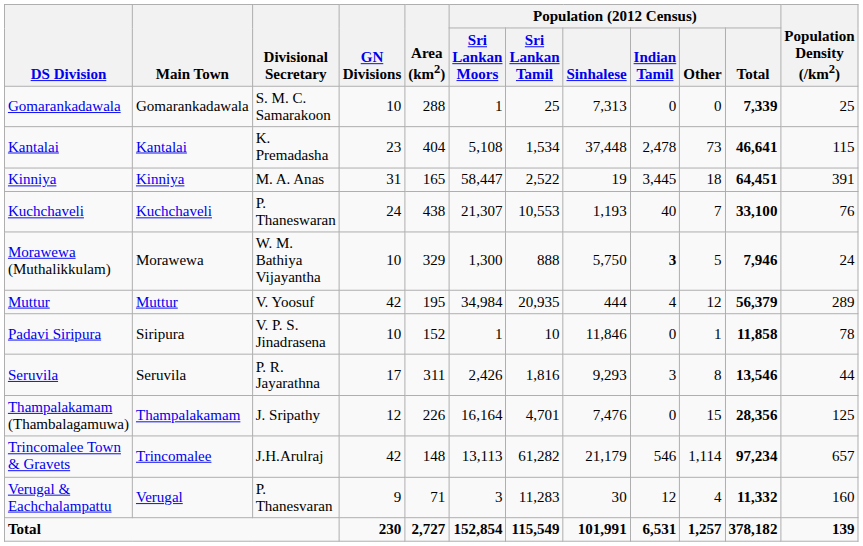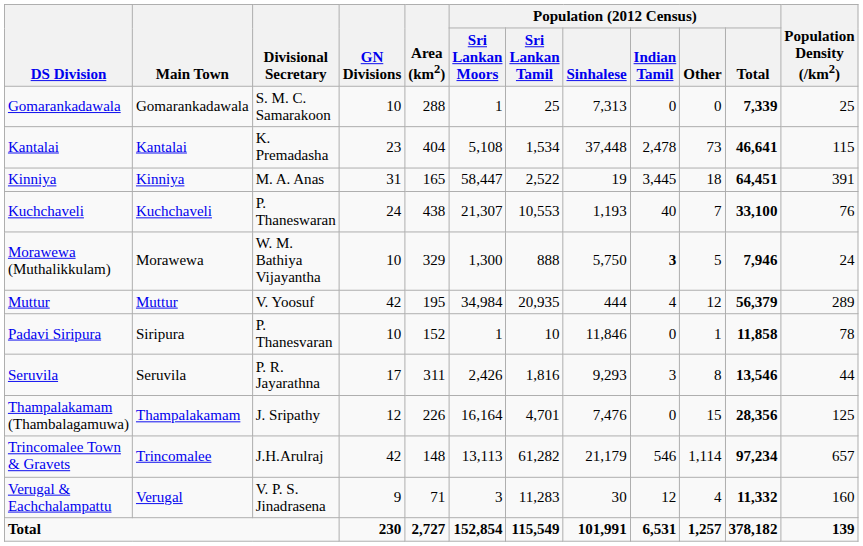(291, 334) V. P. S. Jinadrasena -> (294, 334) P. Thanesvaran
(294, 497) P. Thanesvaran -> (291, 497) V. P. S. Jinadrasena
